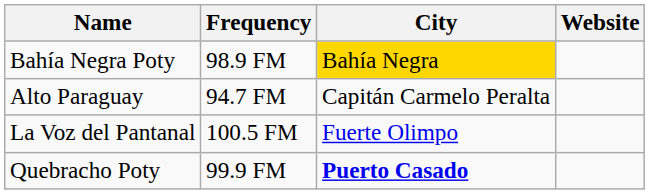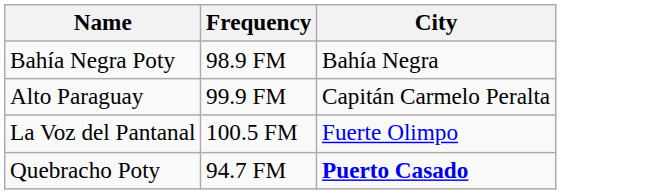- column: (600, 22)
(380, 59) gold background -> (380, 59) no background
(246, 96) 94.7 FM -> (246, 96) 99.9 FM
(246, 170) 99.9 FM -> (246, 170) 94.7 FM
